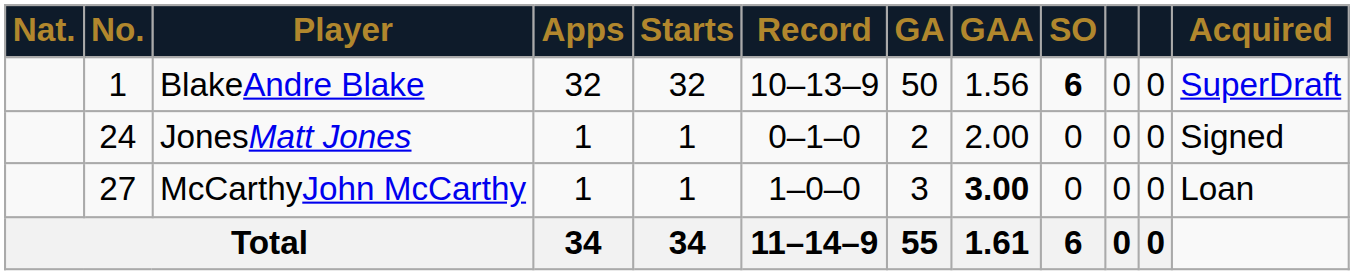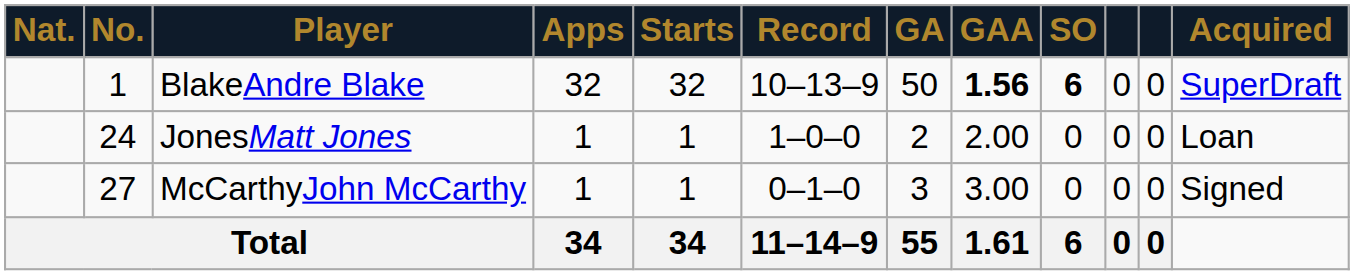(997, 83) normal -> (997, 83) bold
(814, 136) 0–1–0 -> (814, 136) 1–0–0
(1232, 136) Signed -> (1217, 136) Loan
(814, 189) 1–0–0 -> (814, 189) 0–1–0
(997, 189) bold -> (997, 189) normal
(1217, 189) Loan -> (1232, 189) Signed
